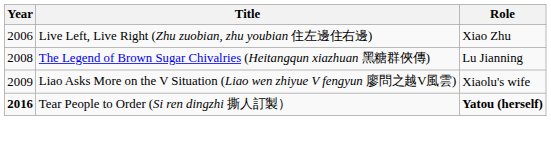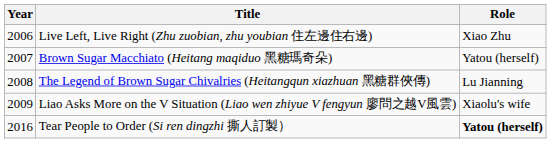+ row: (185, 58)
(20, 104) bold -> (20, 126) normal
